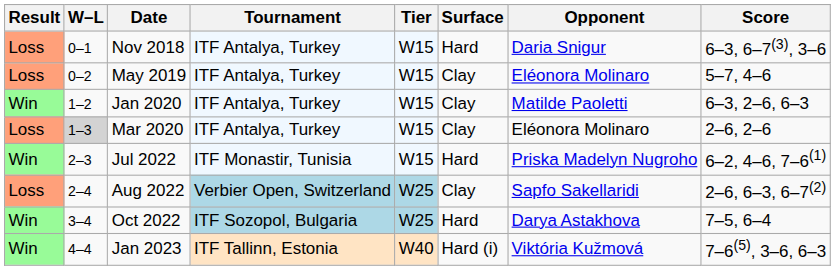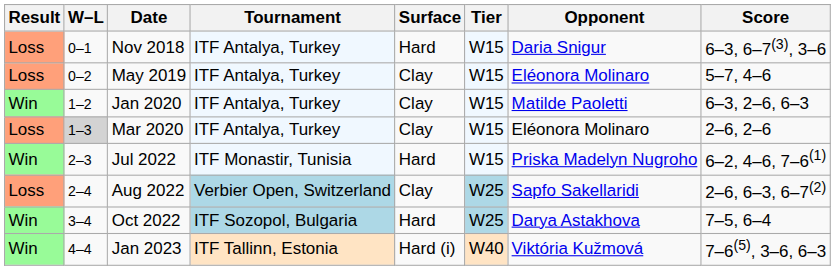columns swapped: (416, 17) <-> (473, 17)
